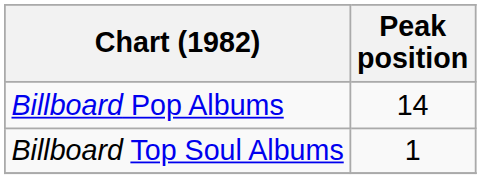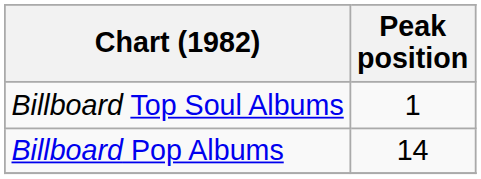rows swapped: (148, 104) <-> (178, 150)
